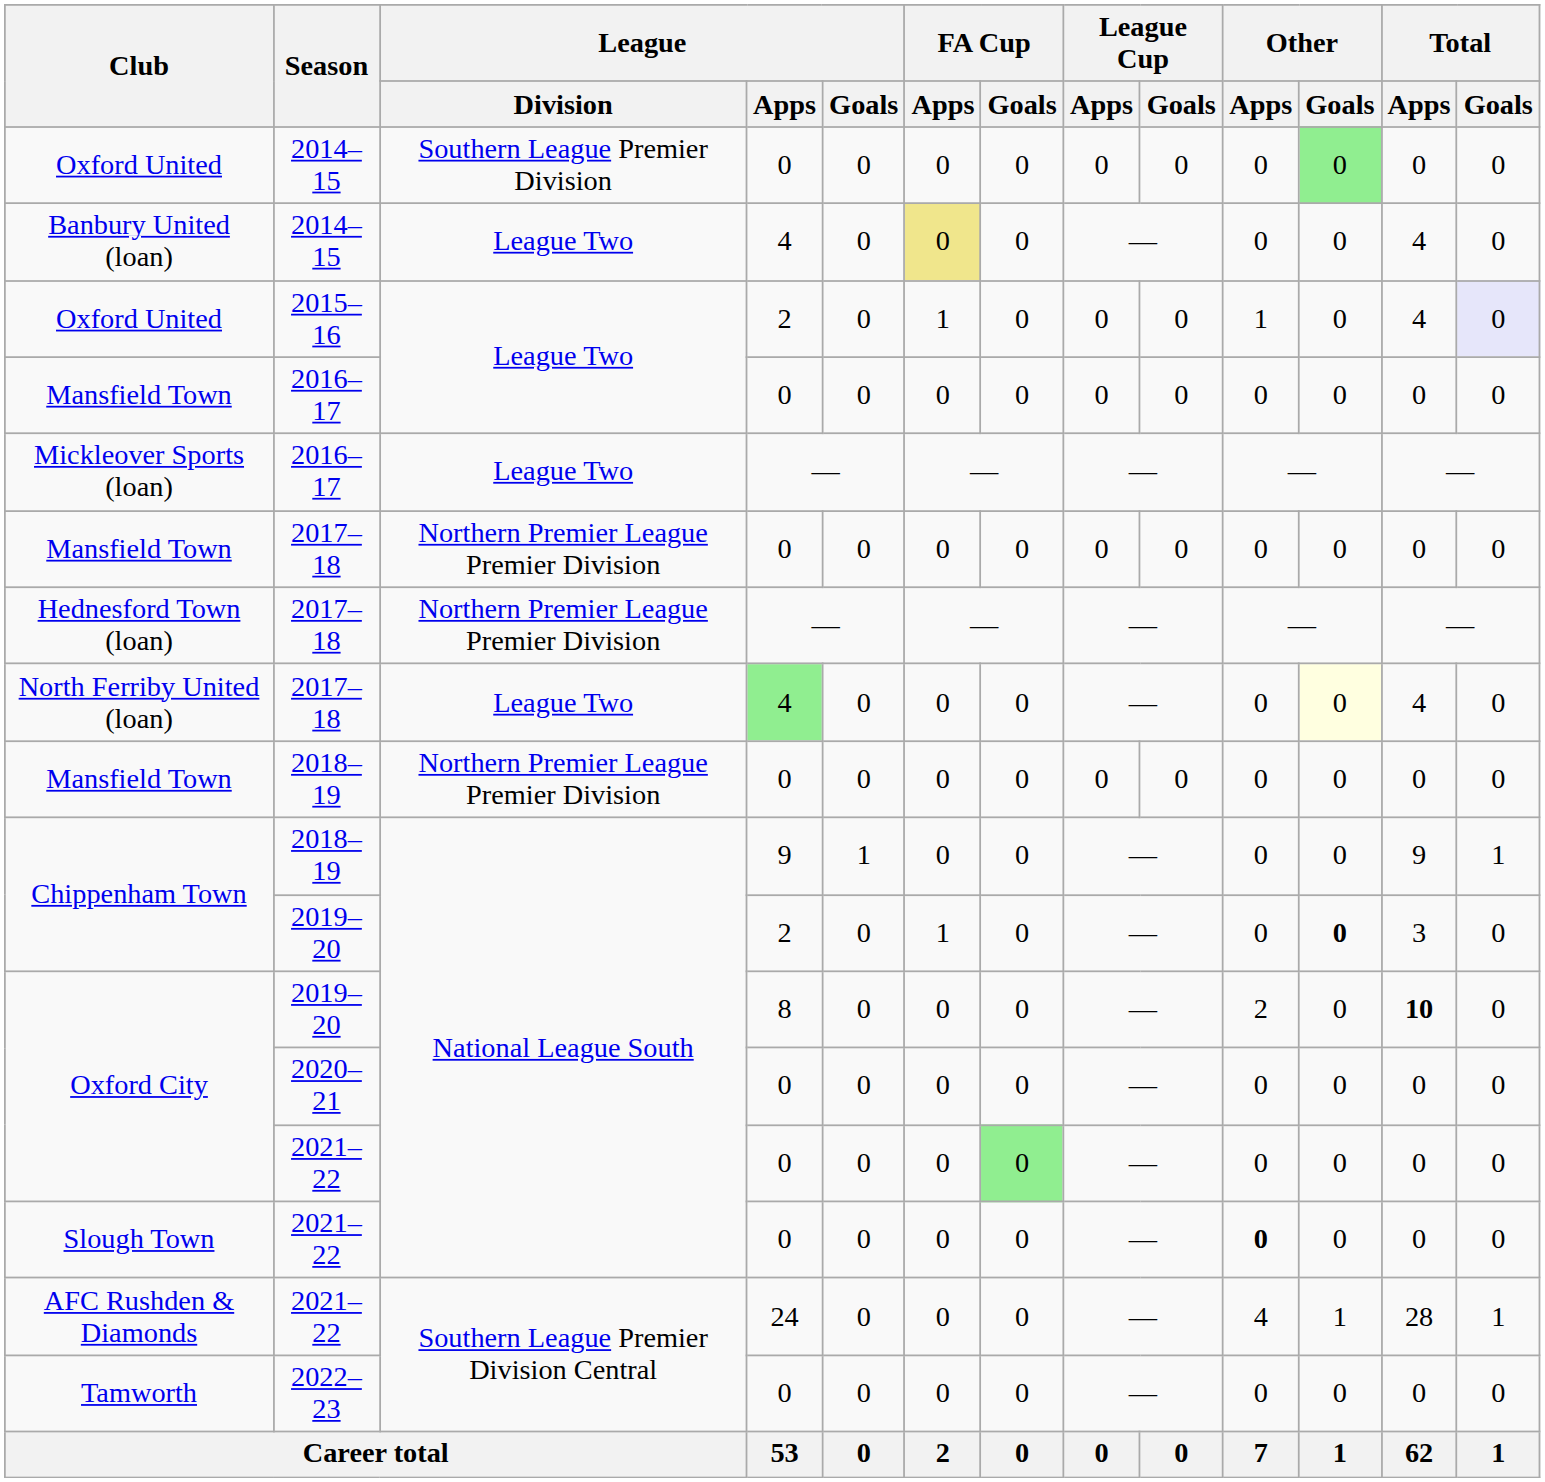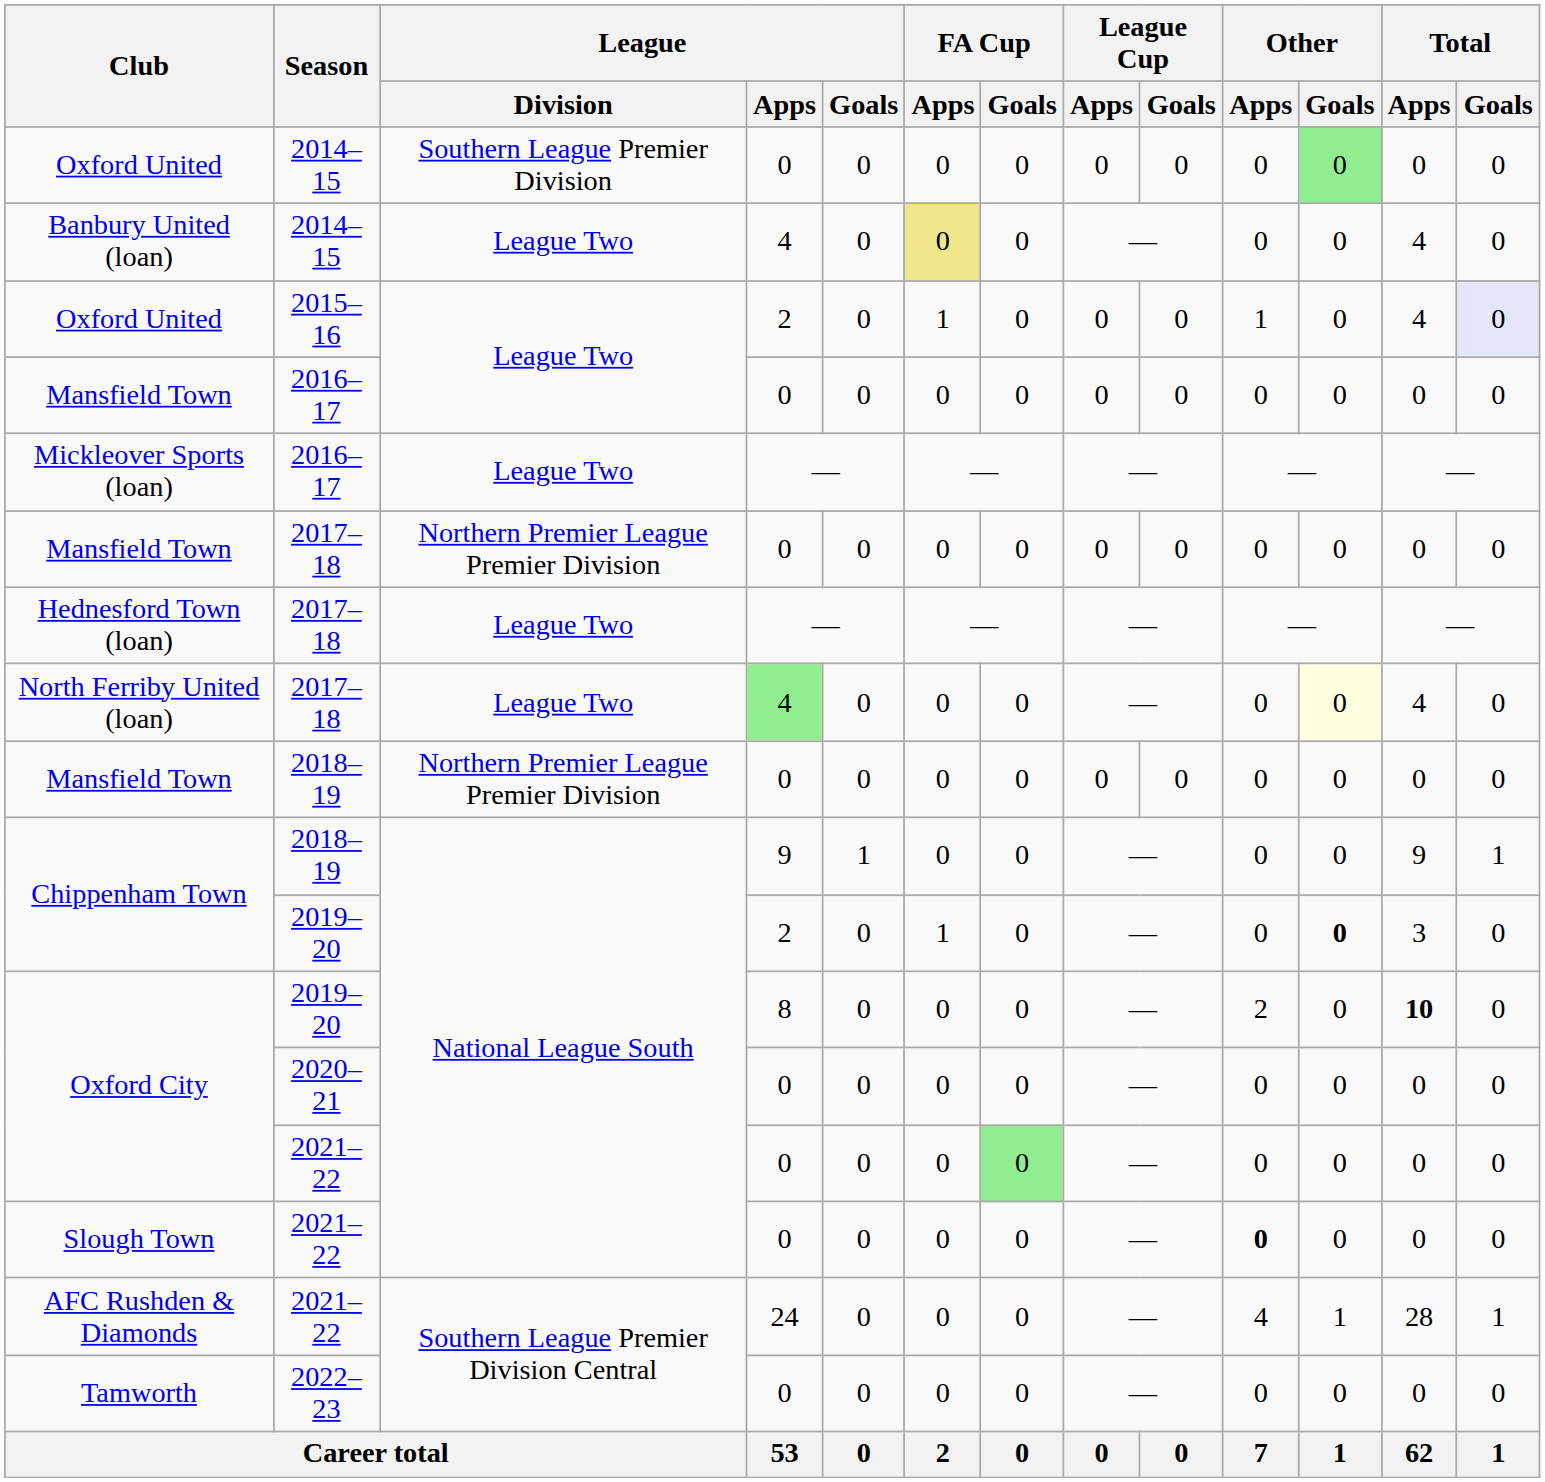(563, 625) Northern Premier League Premier Division -> (563, 625) League Two
